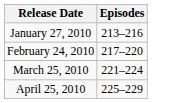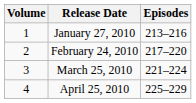+ column: (26, 13)
